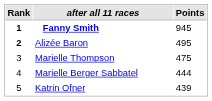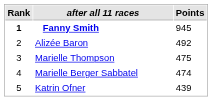(19, 43) bold -> (19, 43) normal
(184, 43) 495 -> (184, 43) 492
(184, 73) 444 -> (184, 73) 474
